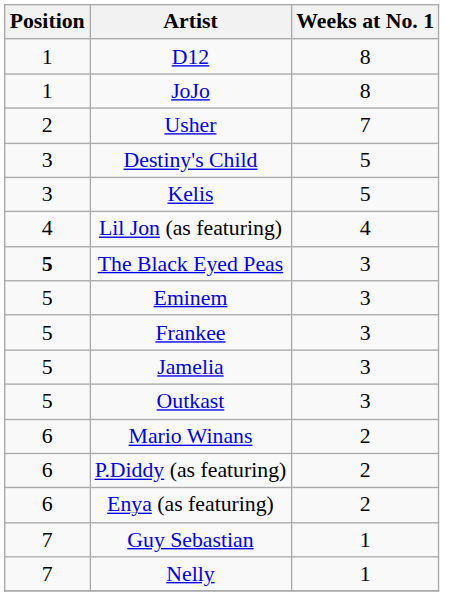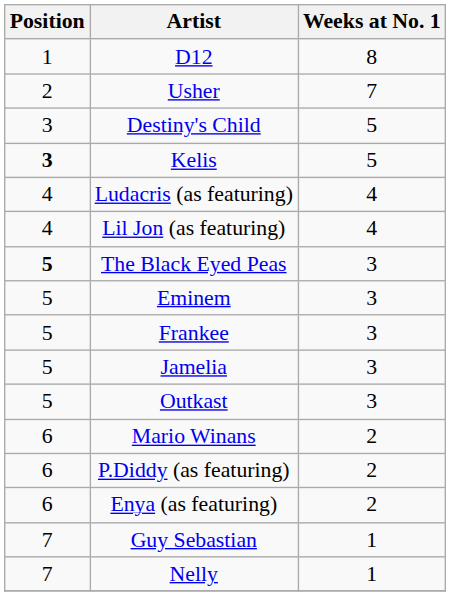- row: (190, 90)
(47, 194) normal -> (47, 159) bold
+ row: (194, 194)
